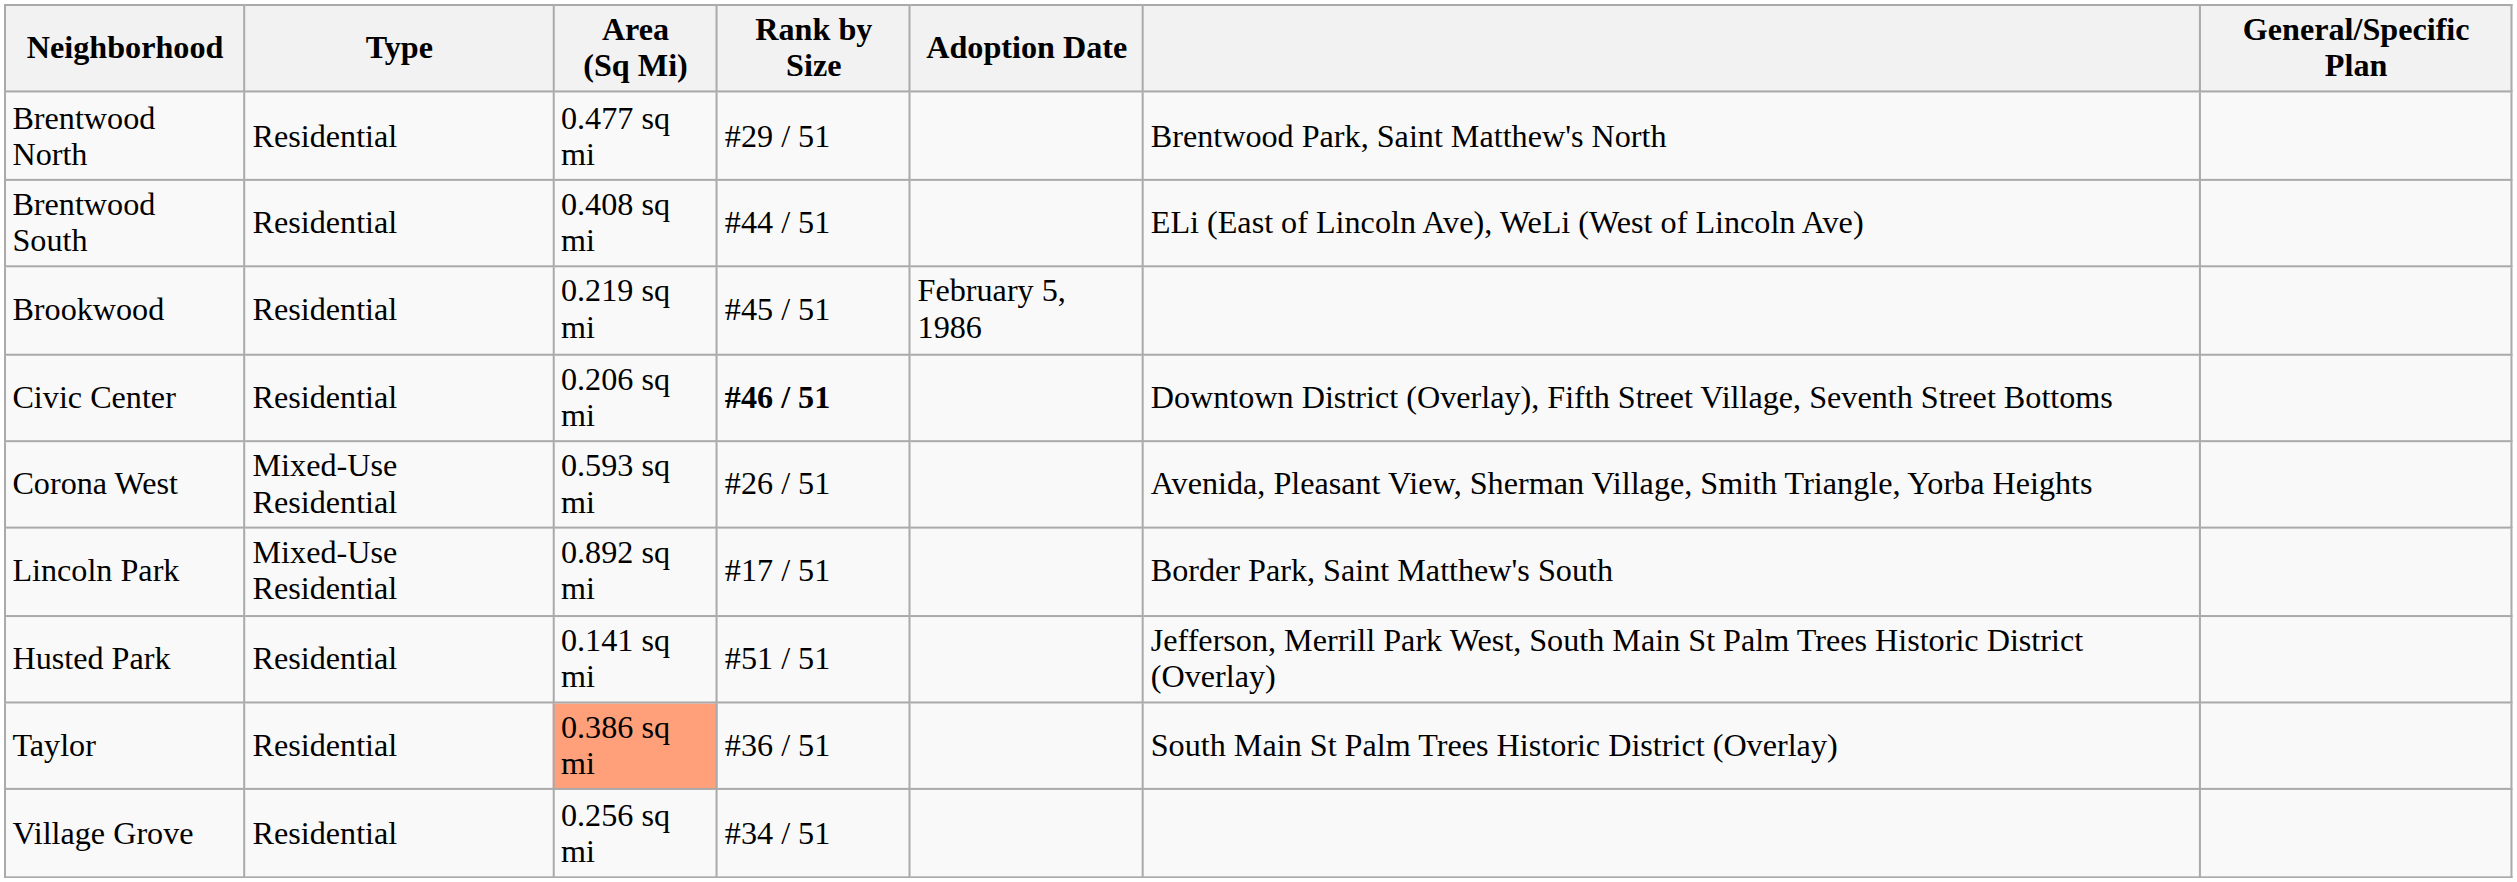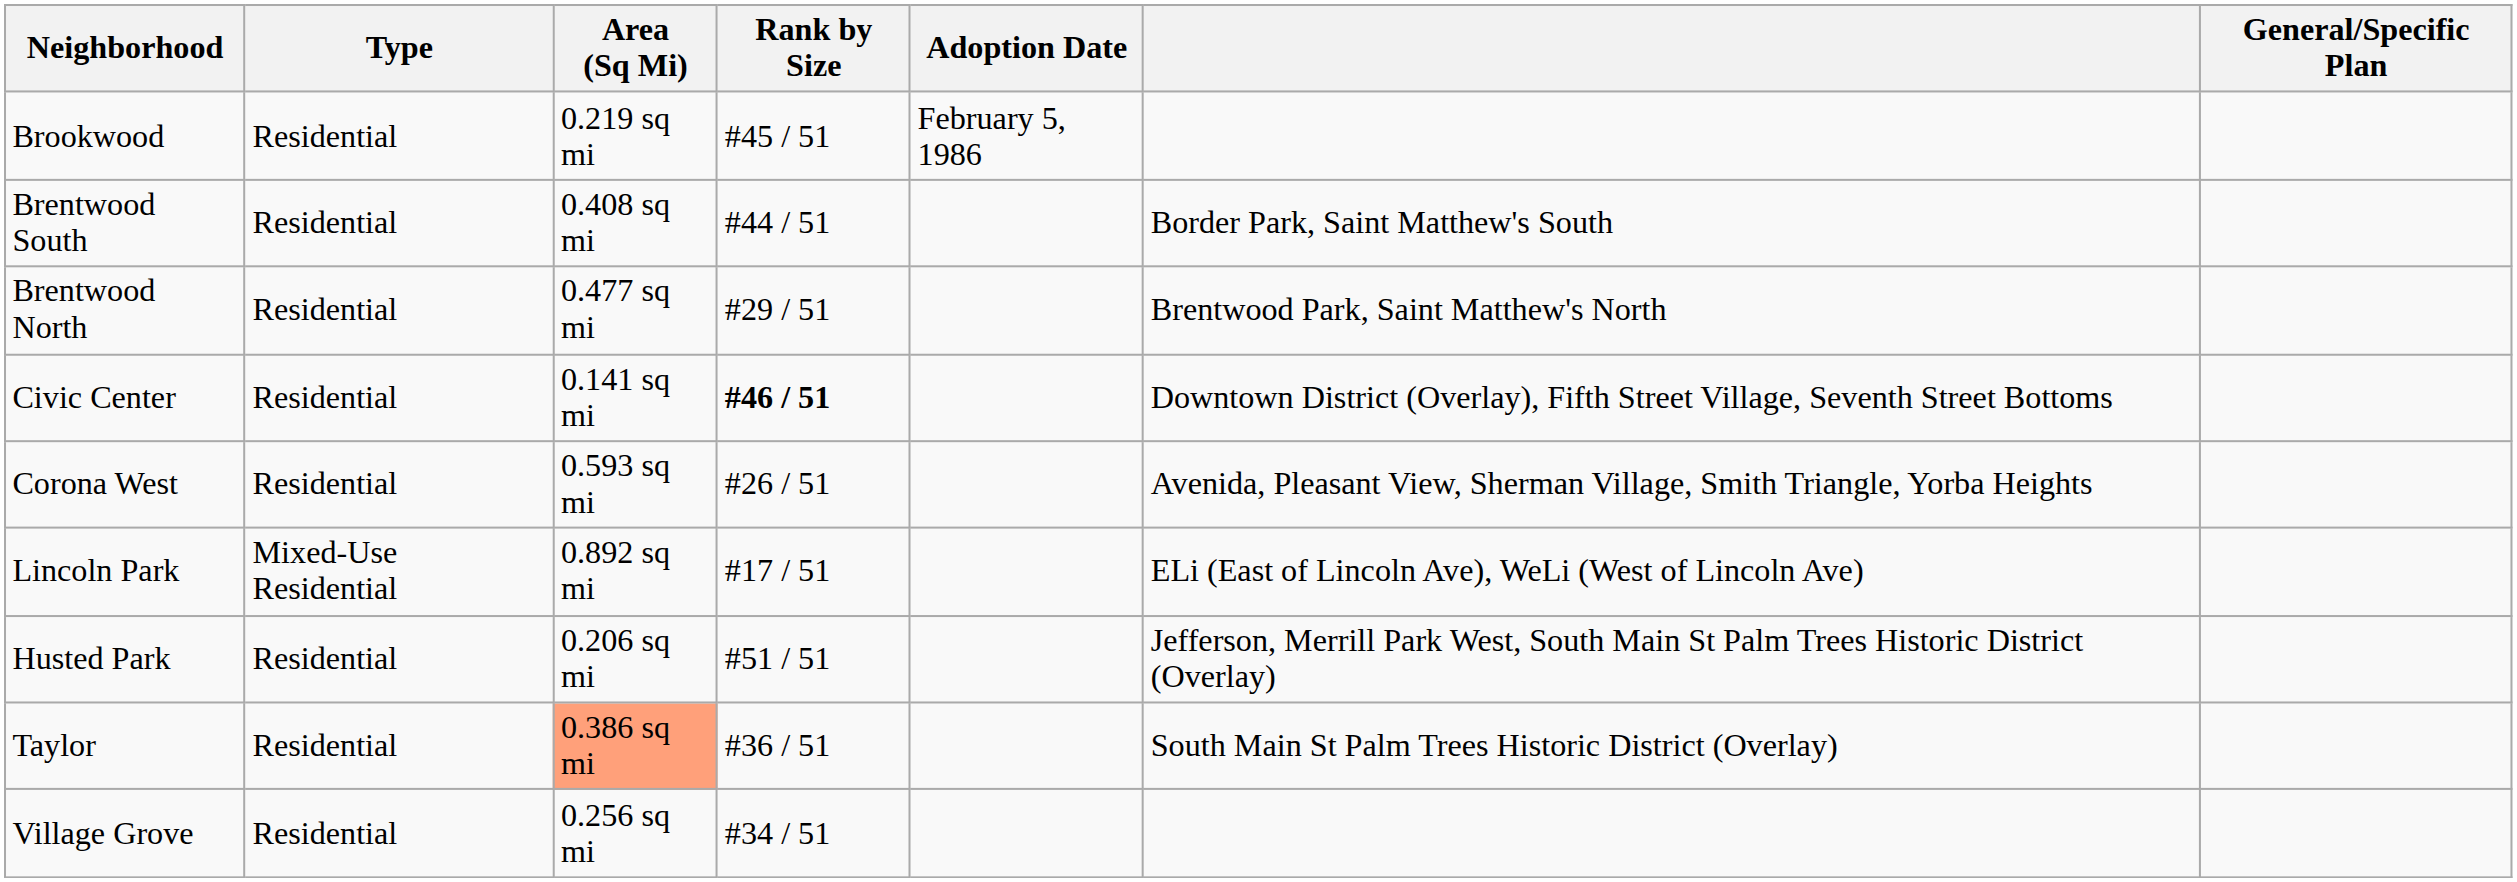rows swapped: (84, 135) <-> (88, 309)
(1507, 222) ELi (East of Lincoln Ave), WeLi (West of Lincoln Ave) -> (1382, 222) Border Park, Saint Matthew's South
(615, 396) 0.206 sq mi -> (615, 396) 0.141 sq mi
(325, 484) Mixed-Use Residential -> (325, 484) Residential
(1382, 571) Border Park, Saint Matthew's South -> (1507, 571) ELi (East of Lincoln Ave), WeLi (West of Lincoln Ave)
(615, 658) 0.141 sq mi -> (615, 658) 0.206 sq mi
